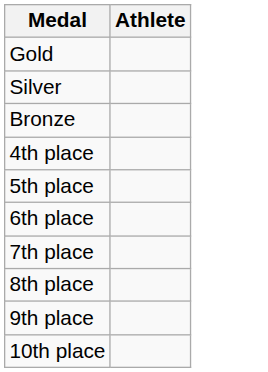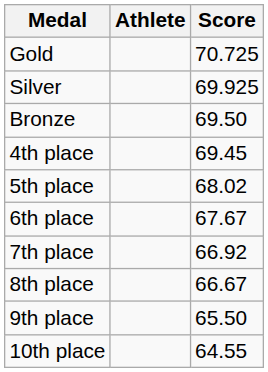+ column: (227, 20)
